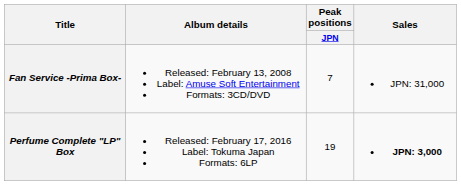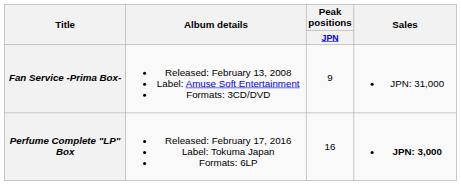(330, 78) 7 -> (330, 78) 9
(330, 146) 19 -> (330, 146) 16
